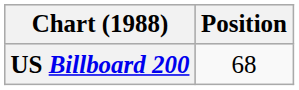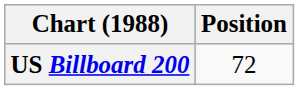(244, 63) 68 -> (244, 63) 72
